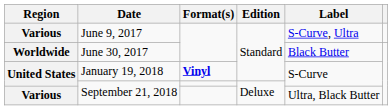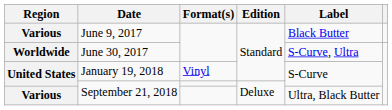(323, 33) S-Curve, Ultra -> (318, 33) Black Butter
(318, 52) Black Butter -> (323, 52) S-Curve, Ultra
(197, 71) bold -> (196, 71) normal
